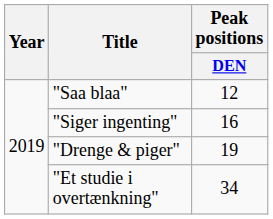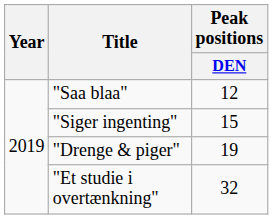(229, 122) 16 -> (229, 122) 15
(229, 189) 34 -> (229, 189) 32
